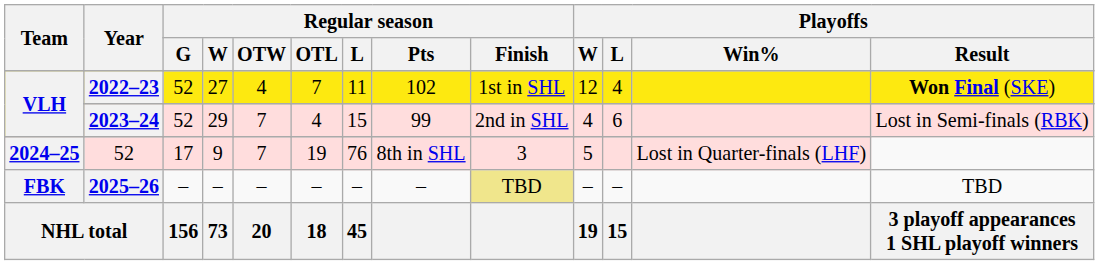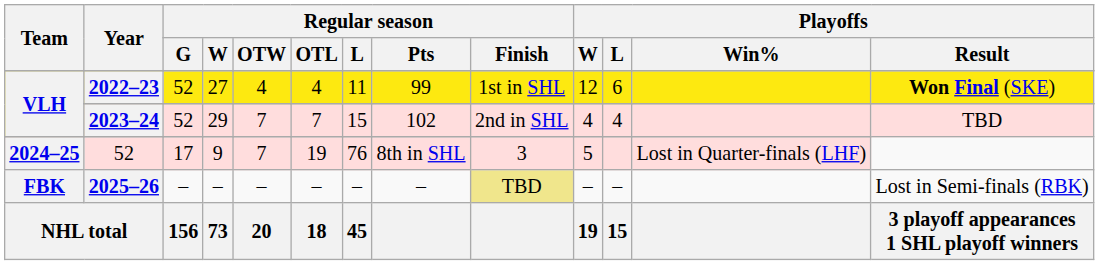(317, 87) 7 -> (317, 87) 4
(421, 87) 102 -> (421, 87) 99
(617, 87) 4 -> (617, 87) 6
(317, 120) 4 -> (317, 120) 7
(421, 120) 99 -> (421, 120) 102
(617, 120) 6 -> (617, 120) 4
(982, 120) Lost in Semi-finals (RBK) -> (982, 120) TBD
(982, 186) TBD -> (982, 186) Lost in Semi-finals (RBK)
